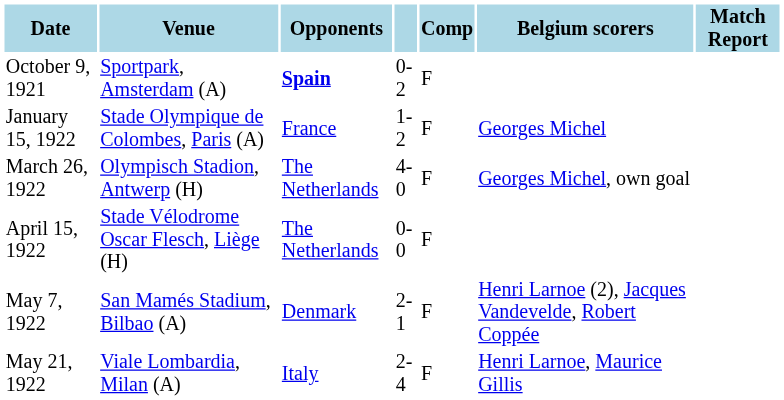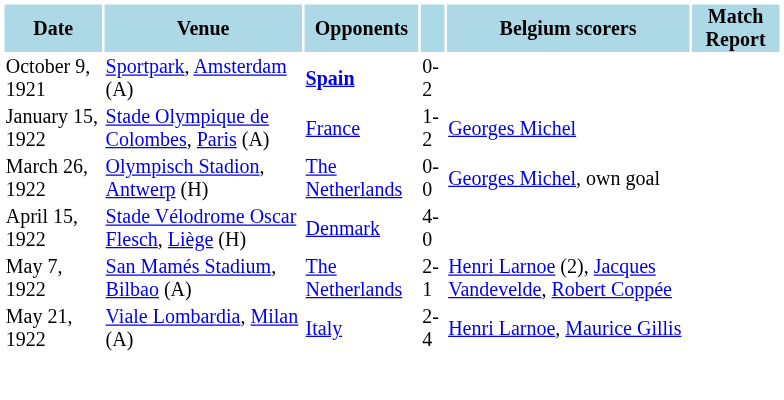- column: (447, 28)
(404, 178) 4-0 -> (431, 178) 0-0
(330, 239) The Netherlands -> (343, 228) Denmark
(404, 239) 0-0 -> (431, 228) 4-0
(319, 311) Denmark -> (354, 278) The Netherlands
